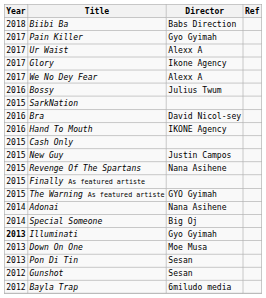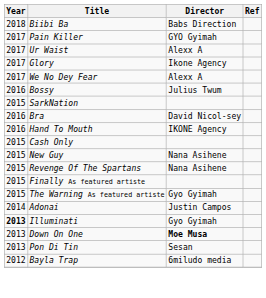(193, 37) Gyo Gyimah -> (193, 37) GYO Gyimah
(200, 155) Justin Campos -> (197, 155) Nana Asihene
(193, 195) GYO Gyimah -> (193, 195) Gyo Gyimah
(197, 208) Nana Asihene -> (200, 208) Justin Campos
- row: (66, 221)
(188, 247) normal -> (188, 234) bold
- row: (46, 274)
